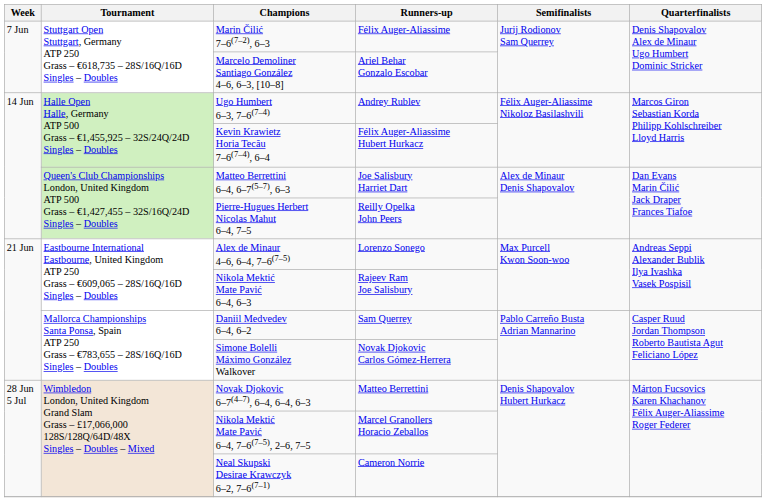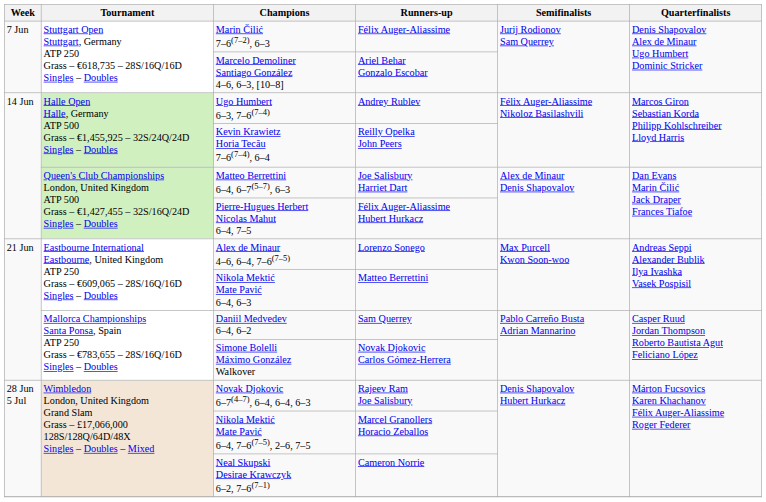(404, 138) Félix Auger-Aliassime Hubert Hurkacz -> (386, 138) Reilly Opelka John Peers
(386, 212) Reilly Opelka John Peers -> (404, 212) Félix Auger-Aliassime Hubert Hurkacz
(385, 284) Rajeev Ram Joe Salisbury -> (393, 278) Matteo Berrettini
(393, 388) Matteo Berrettini -> (385, 394) Rajeev Ram Joe Salisbury
